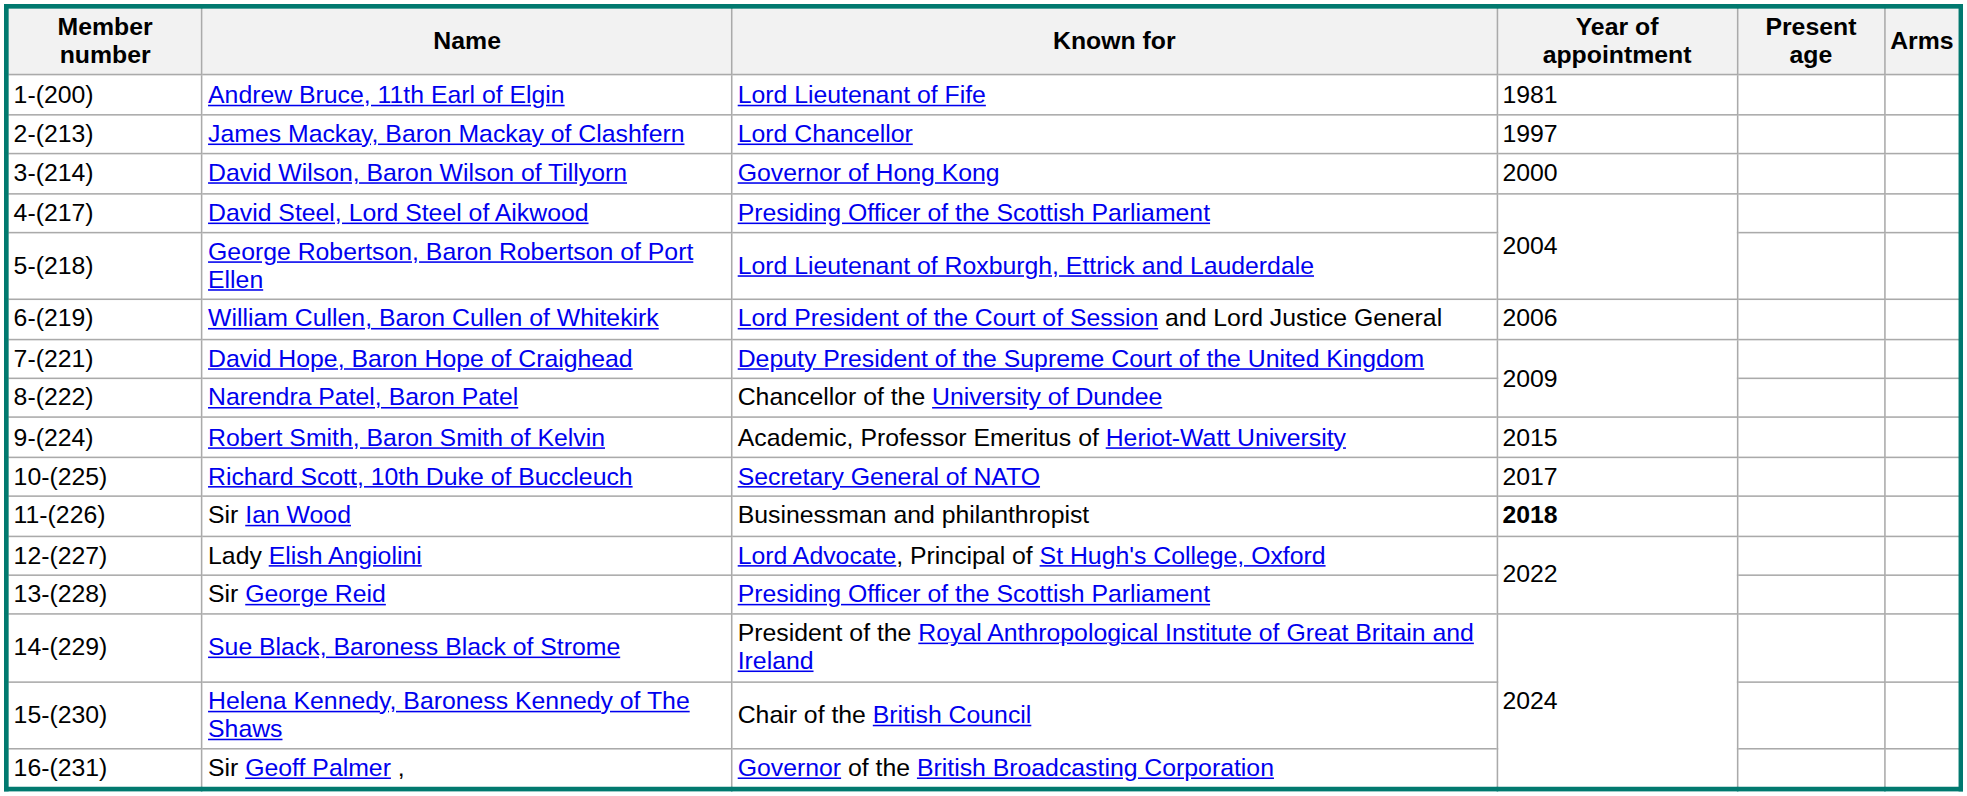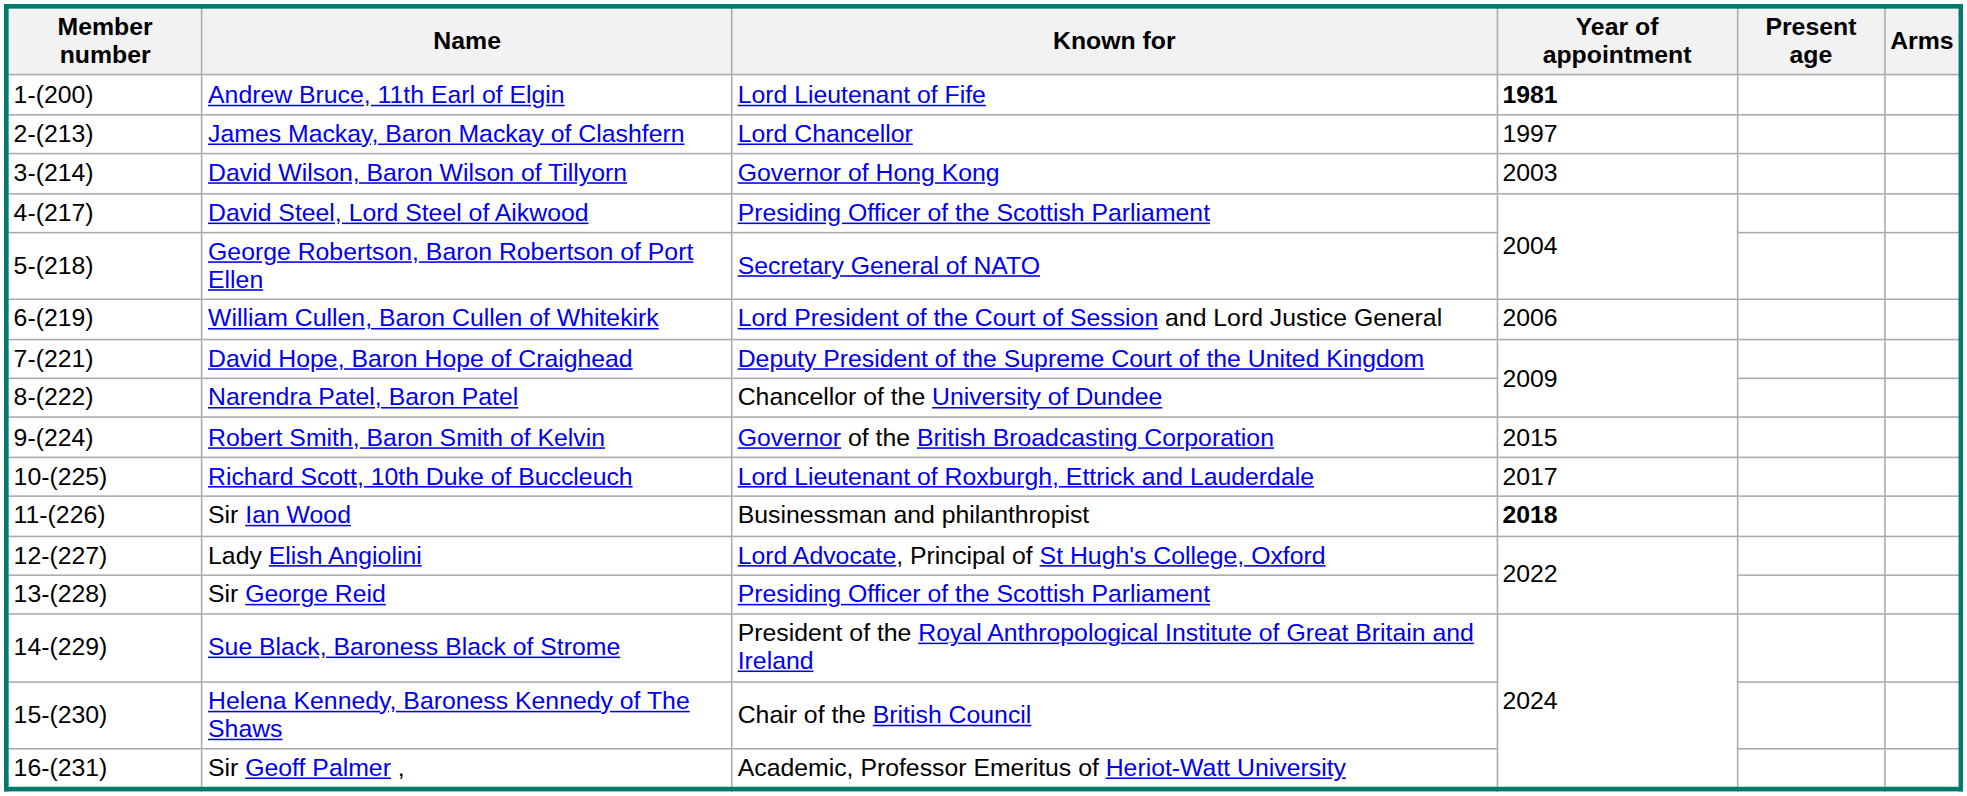(1530, 94) normal -> (1530, 94) bold
(1530, 173) 2000 -> (1530, 173) 2003
(1026, 265) Lord Lieutenant of Roxburgh, Ettrick and Lauderdale -> (889, 265) Secretary General of NATO
(1042, 437) Academic, Professor Emeritus of Heriot-Watt University -> (1006, 437) Governor of the British Broadcasting Corporation
(889, 476) Secretary General of NATO -> (1026, 476) Lord Lieutenant of Roxburgh, Ettrick and Lauderdale
(1006, 768) Governor of the British Broadcasting Corporation -> (1042, 768) Academic, Professor Emeritus of Heriot-Watt University
